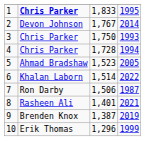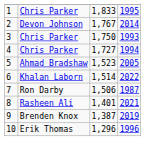(49, 11) bold -> (49, 11) normal
(104, 50) 1,728 -> (104, 50) 1,727
(129, 129) 1999 -> (129, 129) 1996
